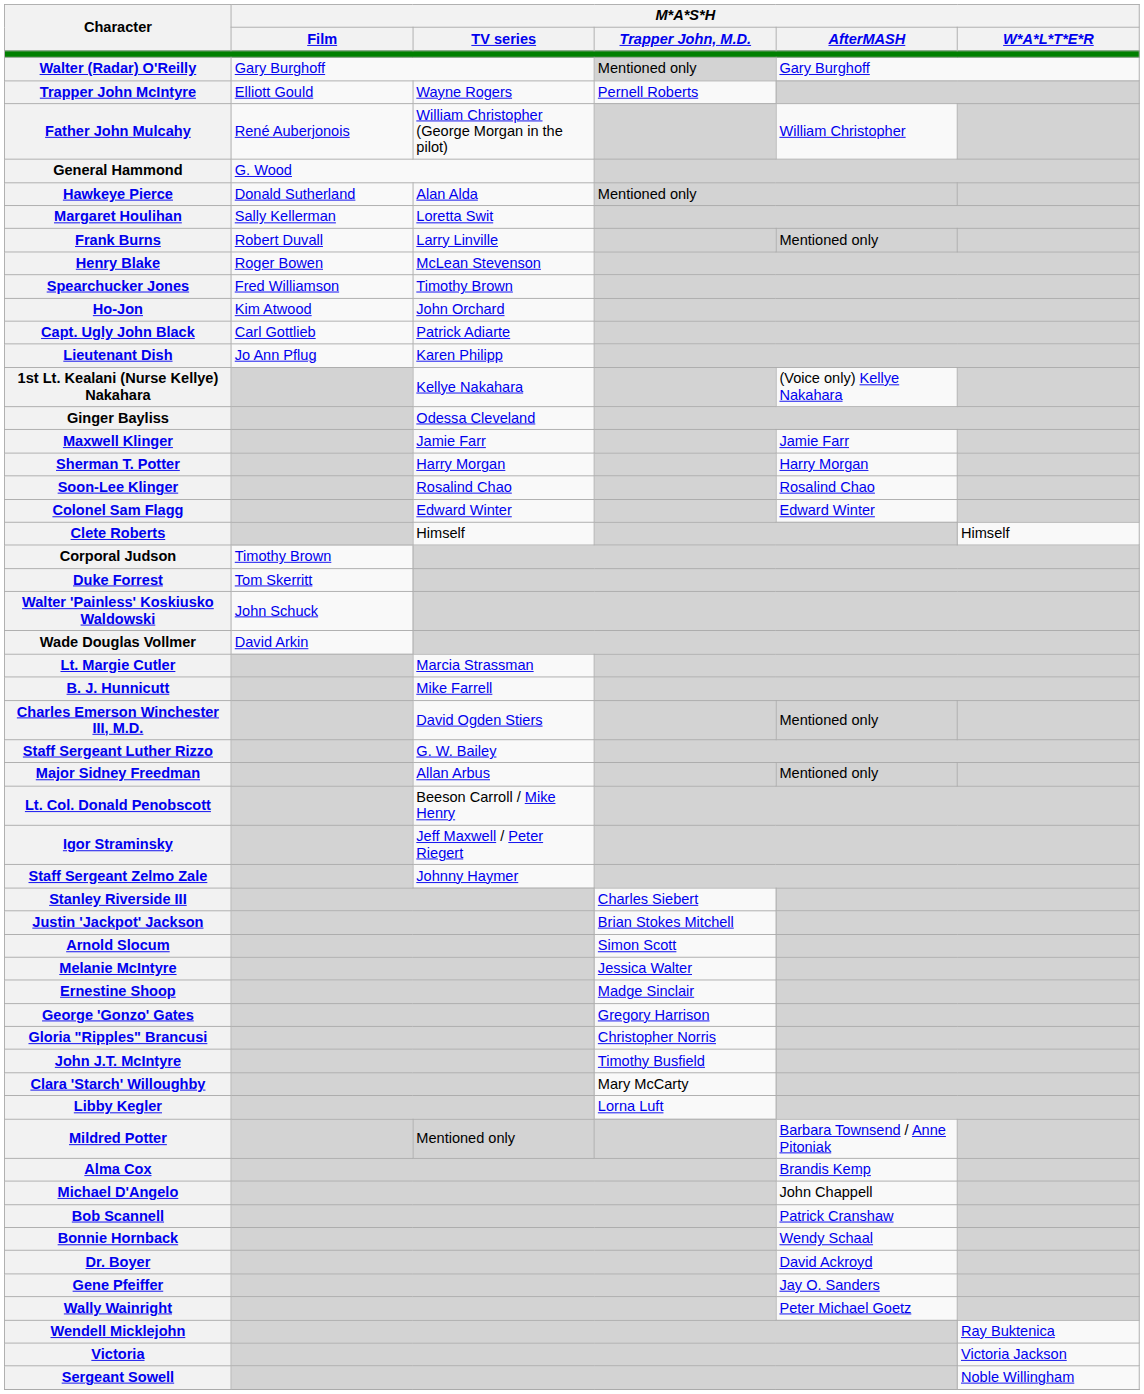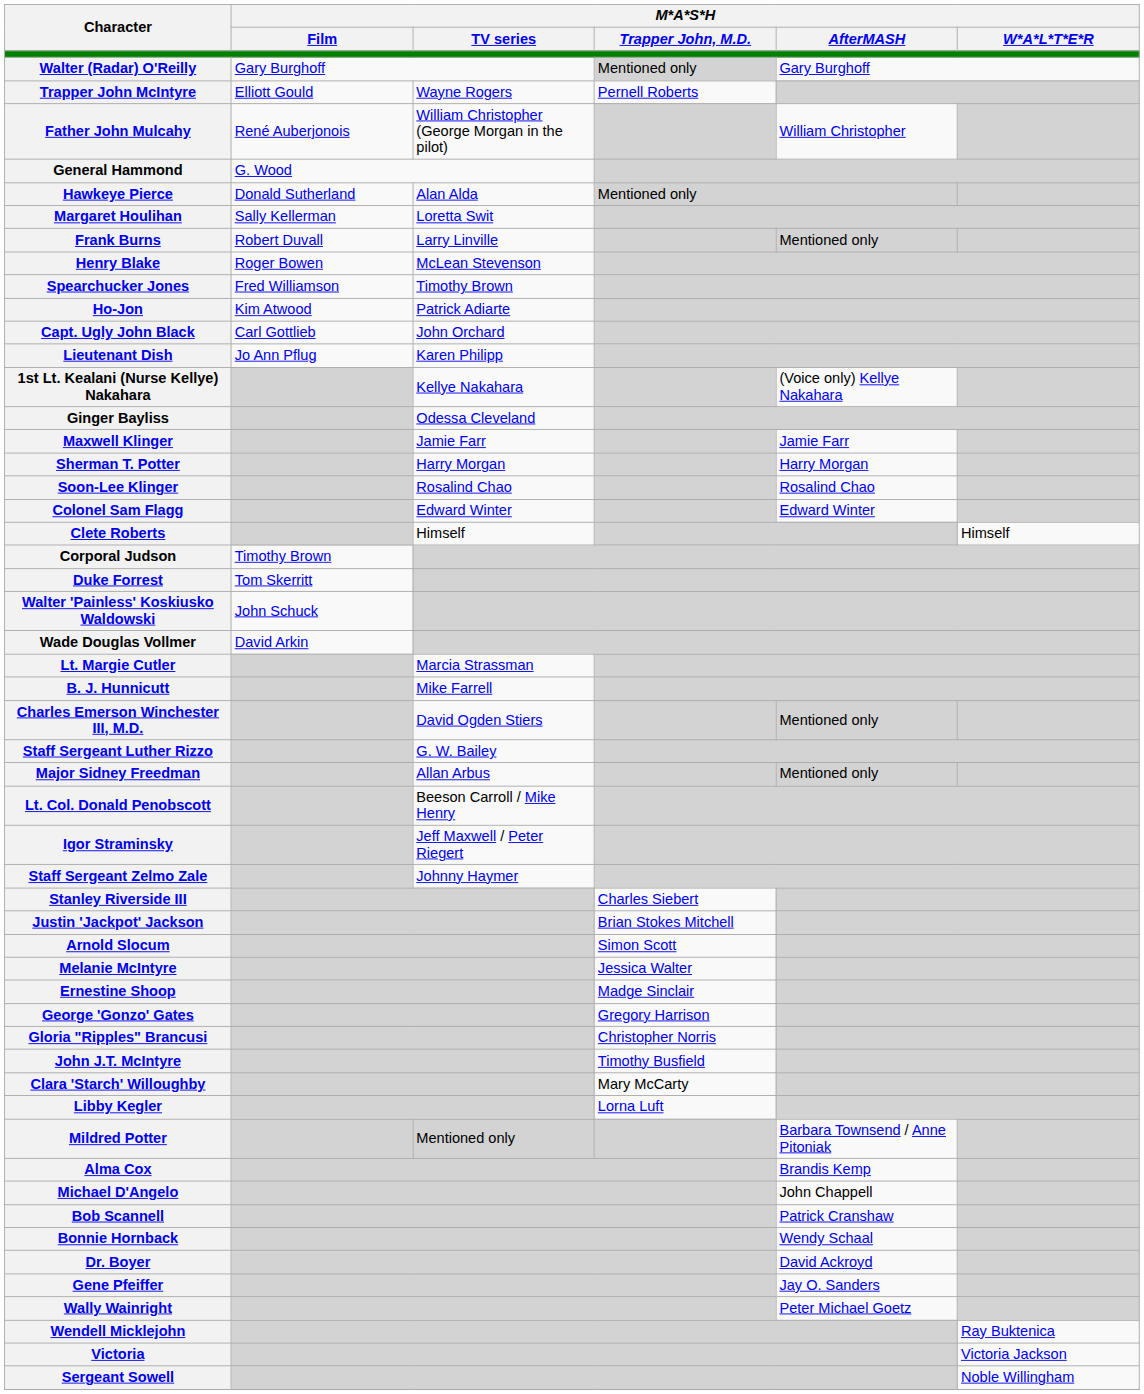(460, 309) John Orchard -> (463, 309) Patrick Adiarte
(463, 332) Patrick Adiarte -> (460, 332) John Orchard
